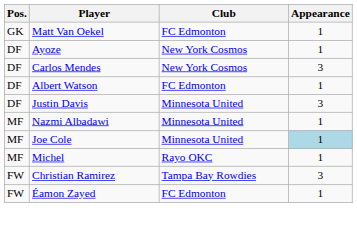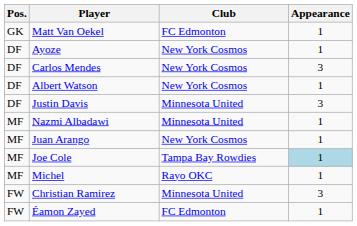(194, 85) FC Edmonton -> (204, 85) New York Cosmos
+ row: (61, 139)
(202, 139) Minnesota United -> (209, 157) Tampa Bay Rowdies
(209, 175) Tampa Bay Rowdies -> (202, 193) Minnesota United
